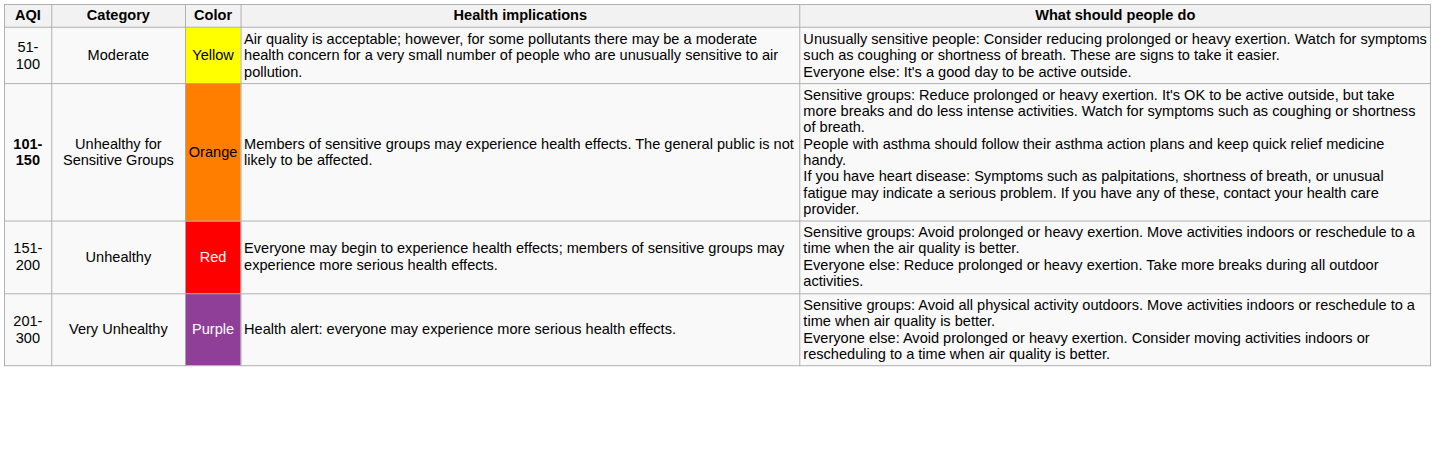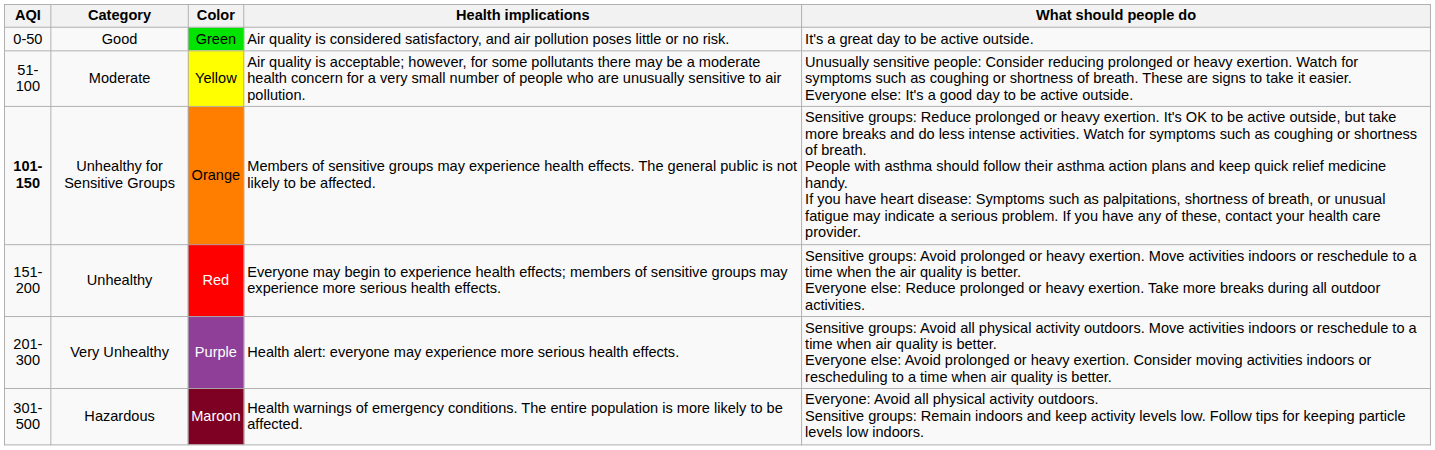+ row: (120, 39)
+ row: (120, 416)
